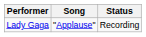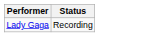- column: (74, 11)
